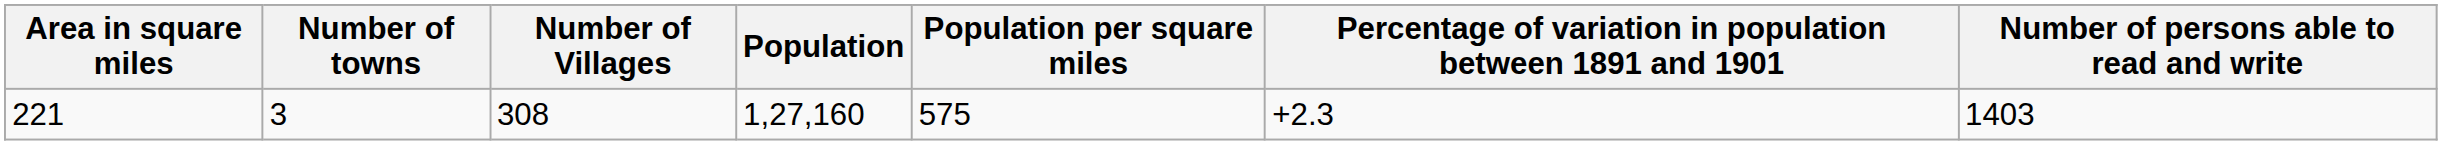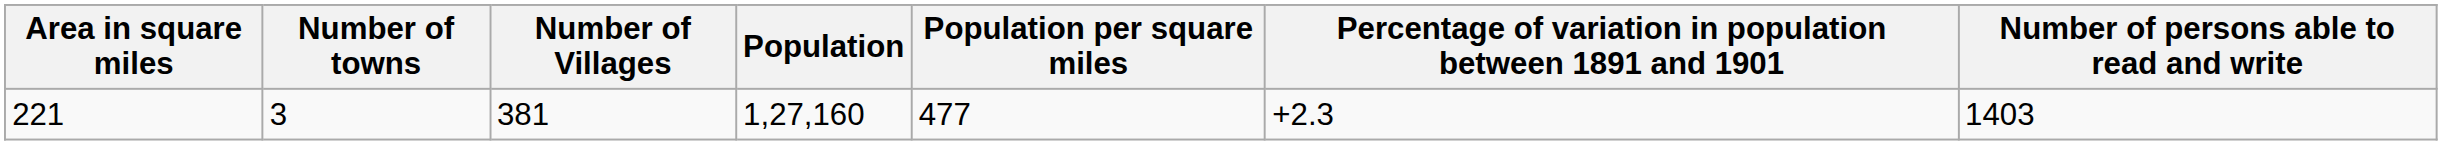(523, 113) 308 -> (523, 113) 381
(945, 113) 575 -> (945, 113) 477
